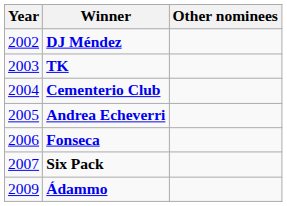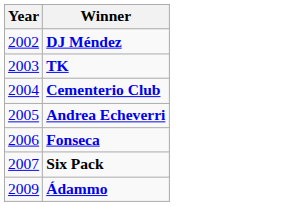- column: (225, 16)
